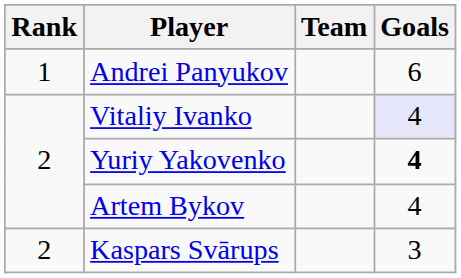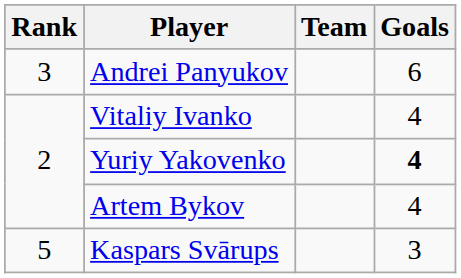(44, 71) 1 -> (44, 71) 3
(415, 116) lavender background -> (415, 116) no background
(44, 250) 2 -> (44, 250) 5
